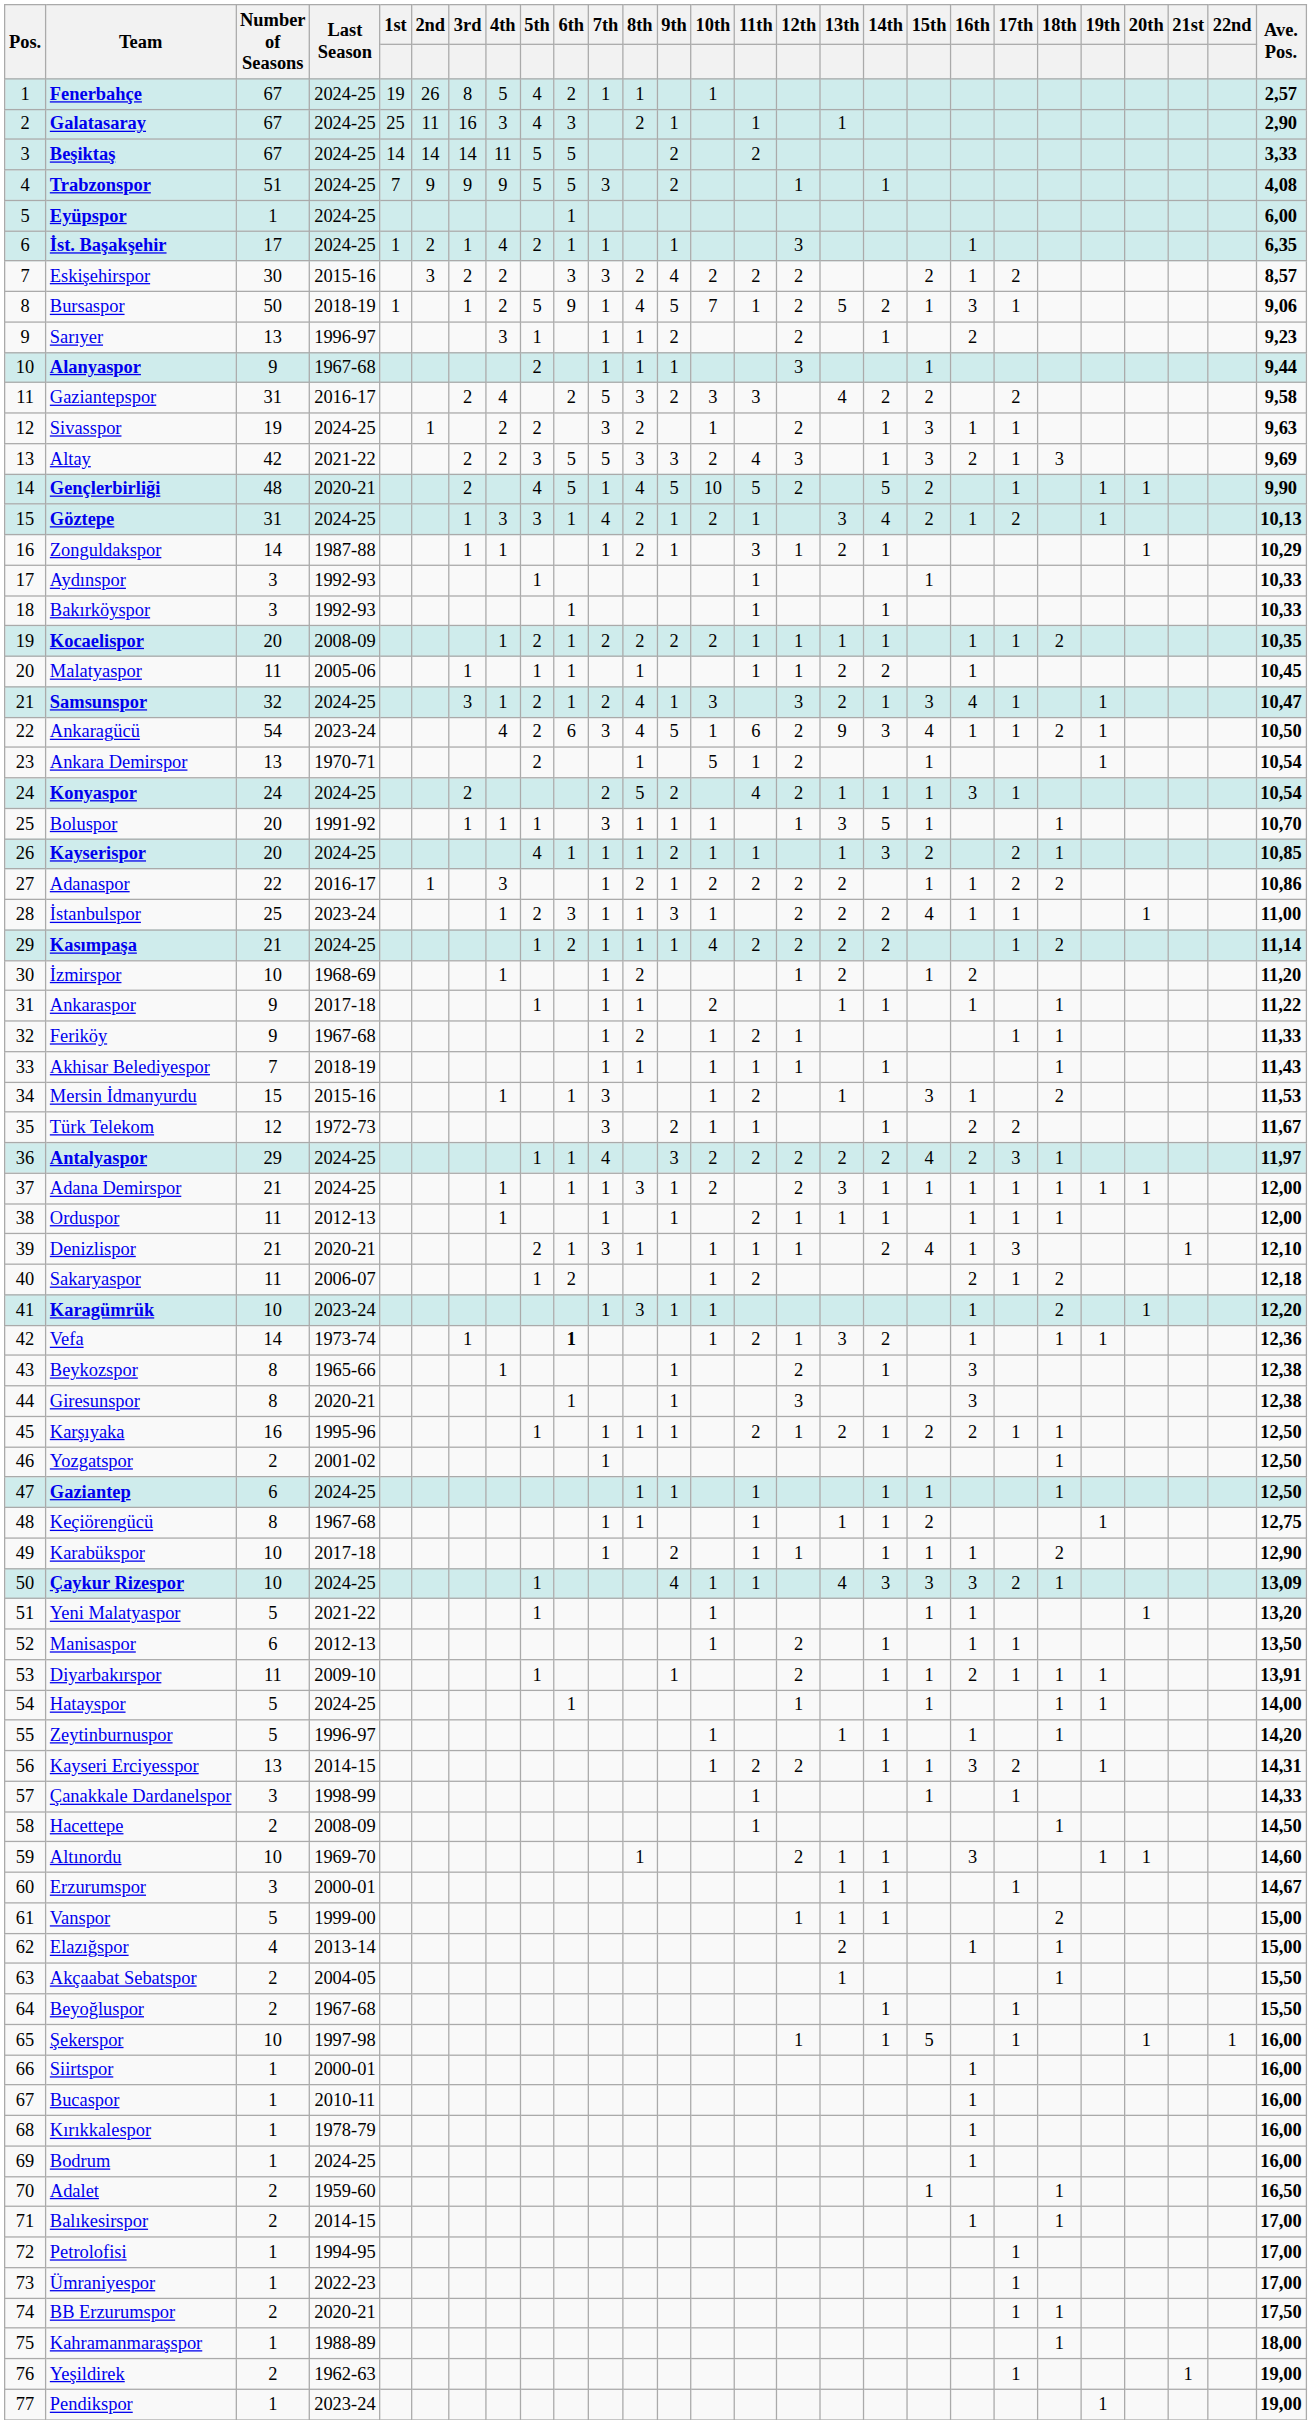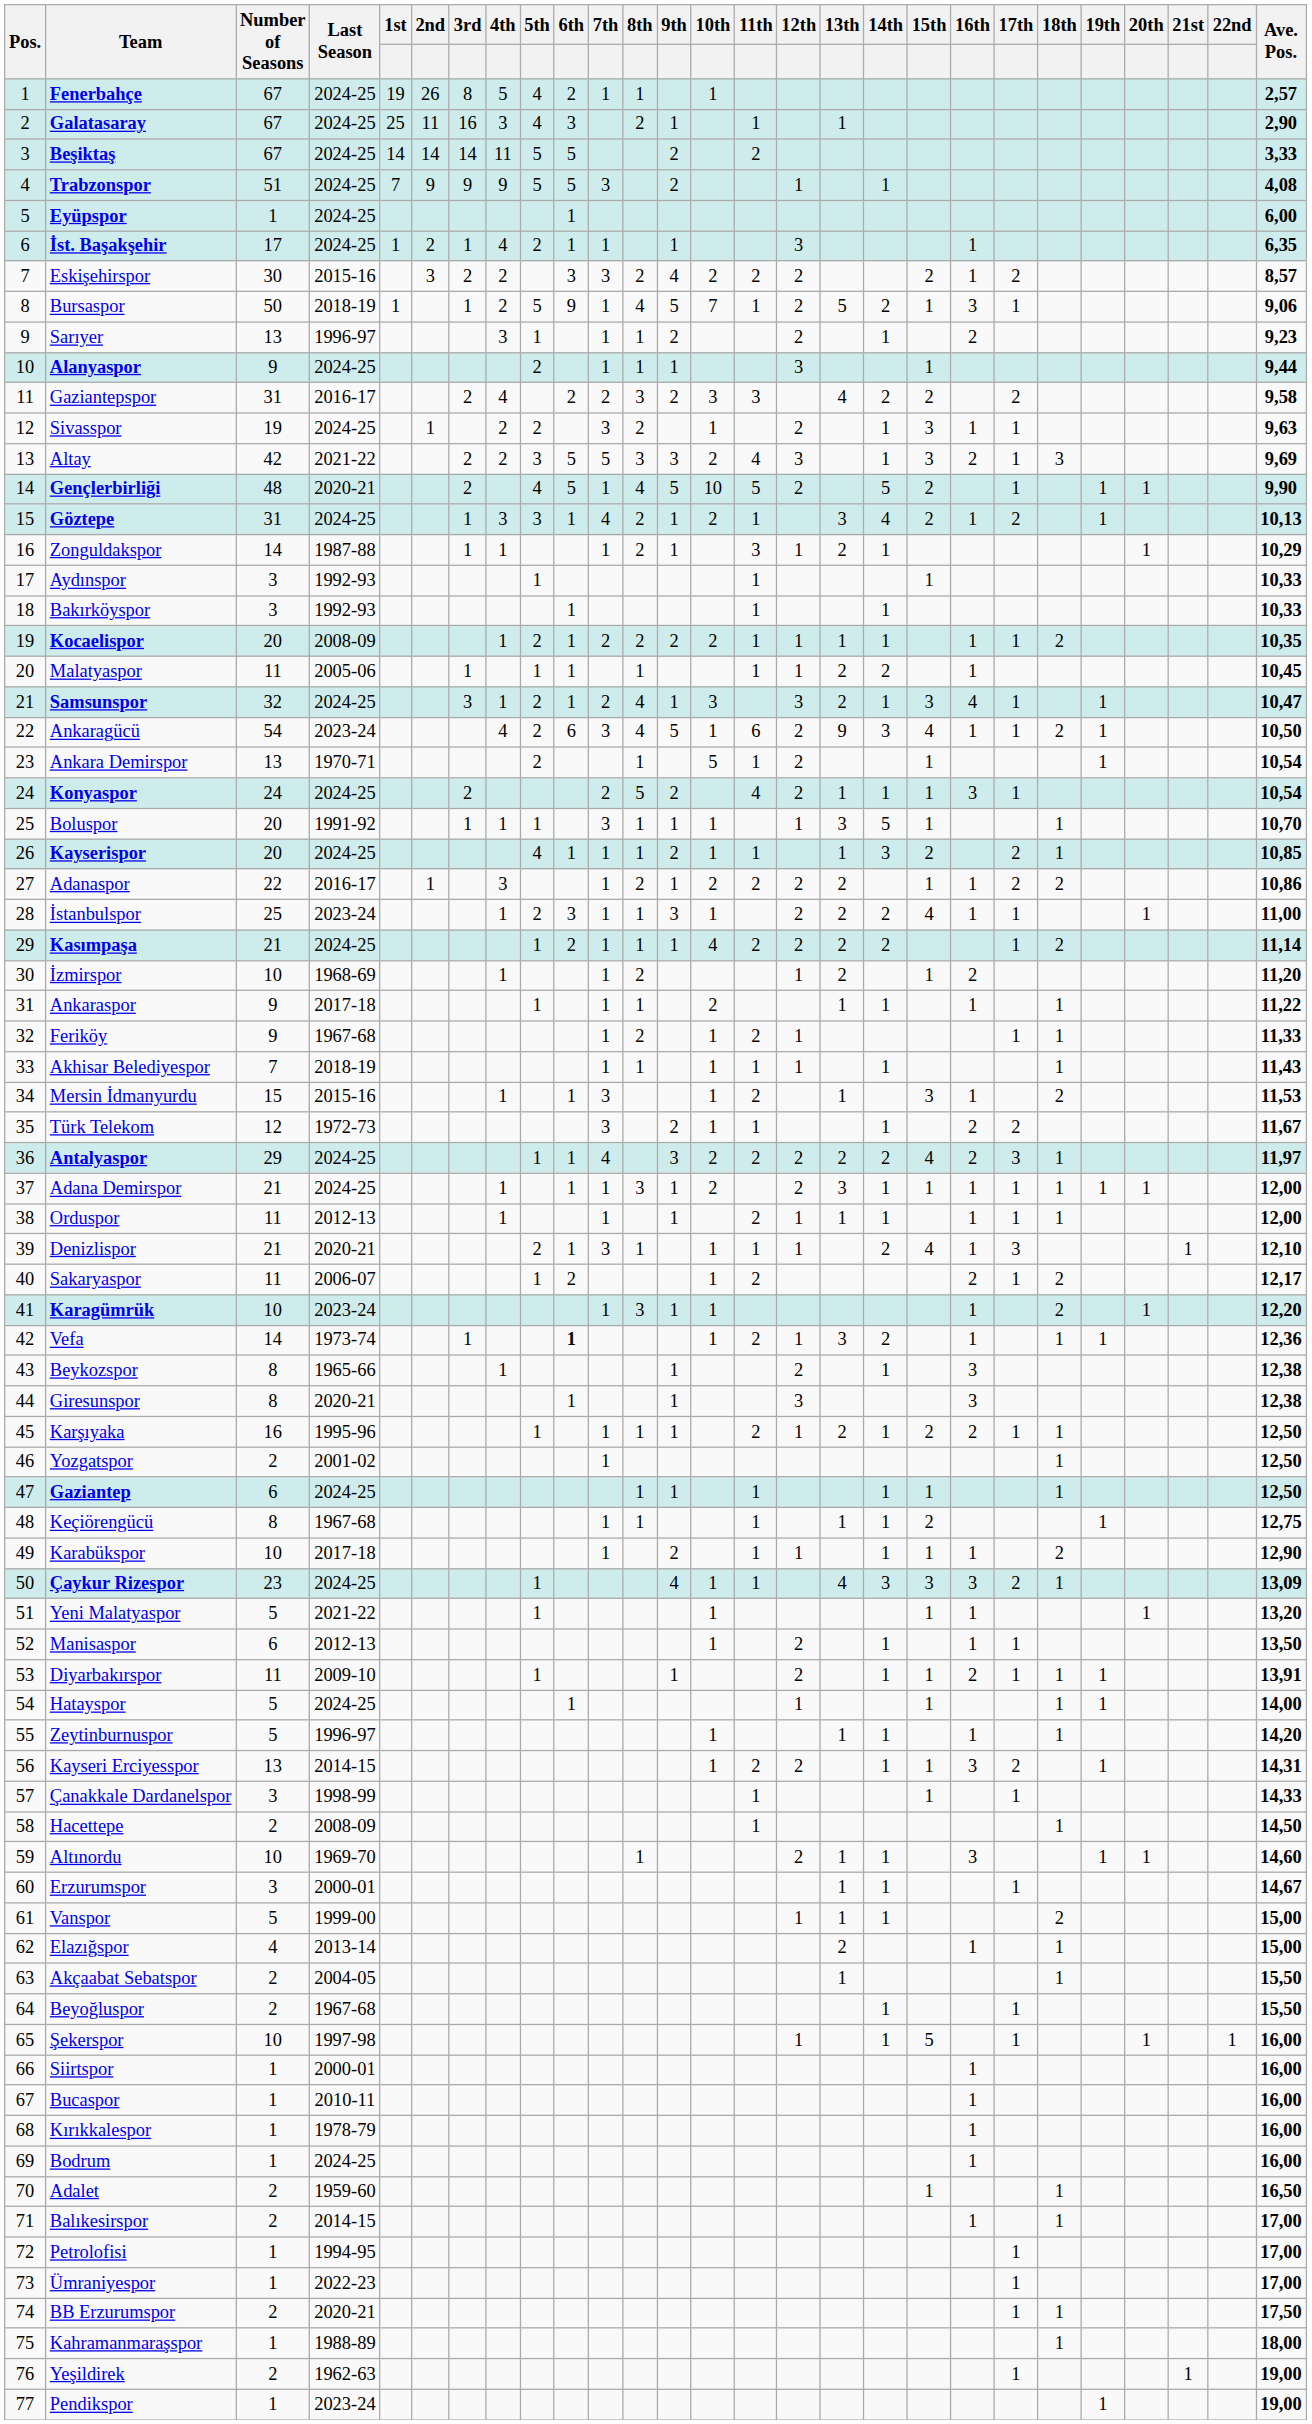(345, 367) 1967-68 -> (345, 367) 2024-25
(606, 398) 5 -> (606, 398) 2
(1281, 1279) 12,18 -> (1281, 1279) 12,17
(273, 1583) 10 -> (273, 1583) 23
